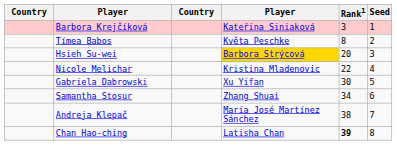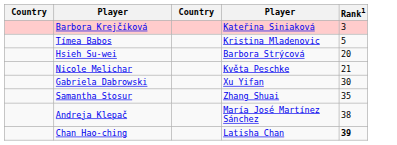- column: (380, 12)
(256, 41) Květa Peschke -> (271, 41) Kristina Mladenovic
(343, 41) 8 -> (343, 41) 5
(264, 55) gold background -> (264, 55) no background
(271, 68) Kristina Mladenovic -> (256, 68) Květa Peschke
(346, 68) 22 -> (346, 68) 21
(346, 96) 34 -> (346, 96) 35
